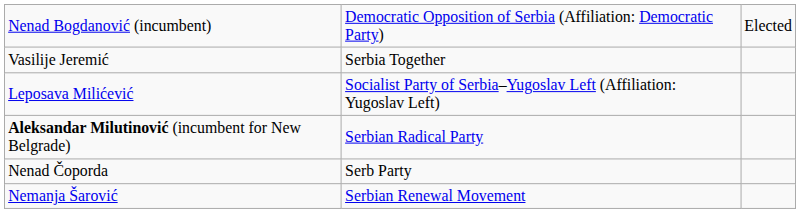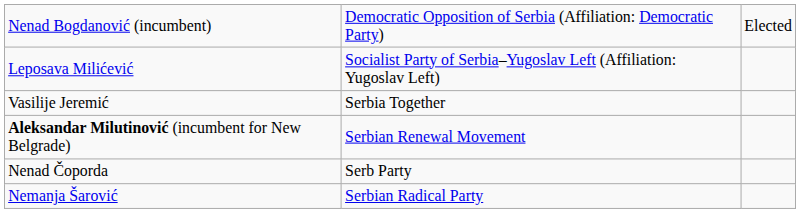rows swapped: (59, 60) <-> (71, 94)
(414, 136) Serbian Radical Party -> (435, 136) Serbian Renewal Movement
(435, 196) Serbian Renewal Movement -> (414, 196) Serbian Radical Party
